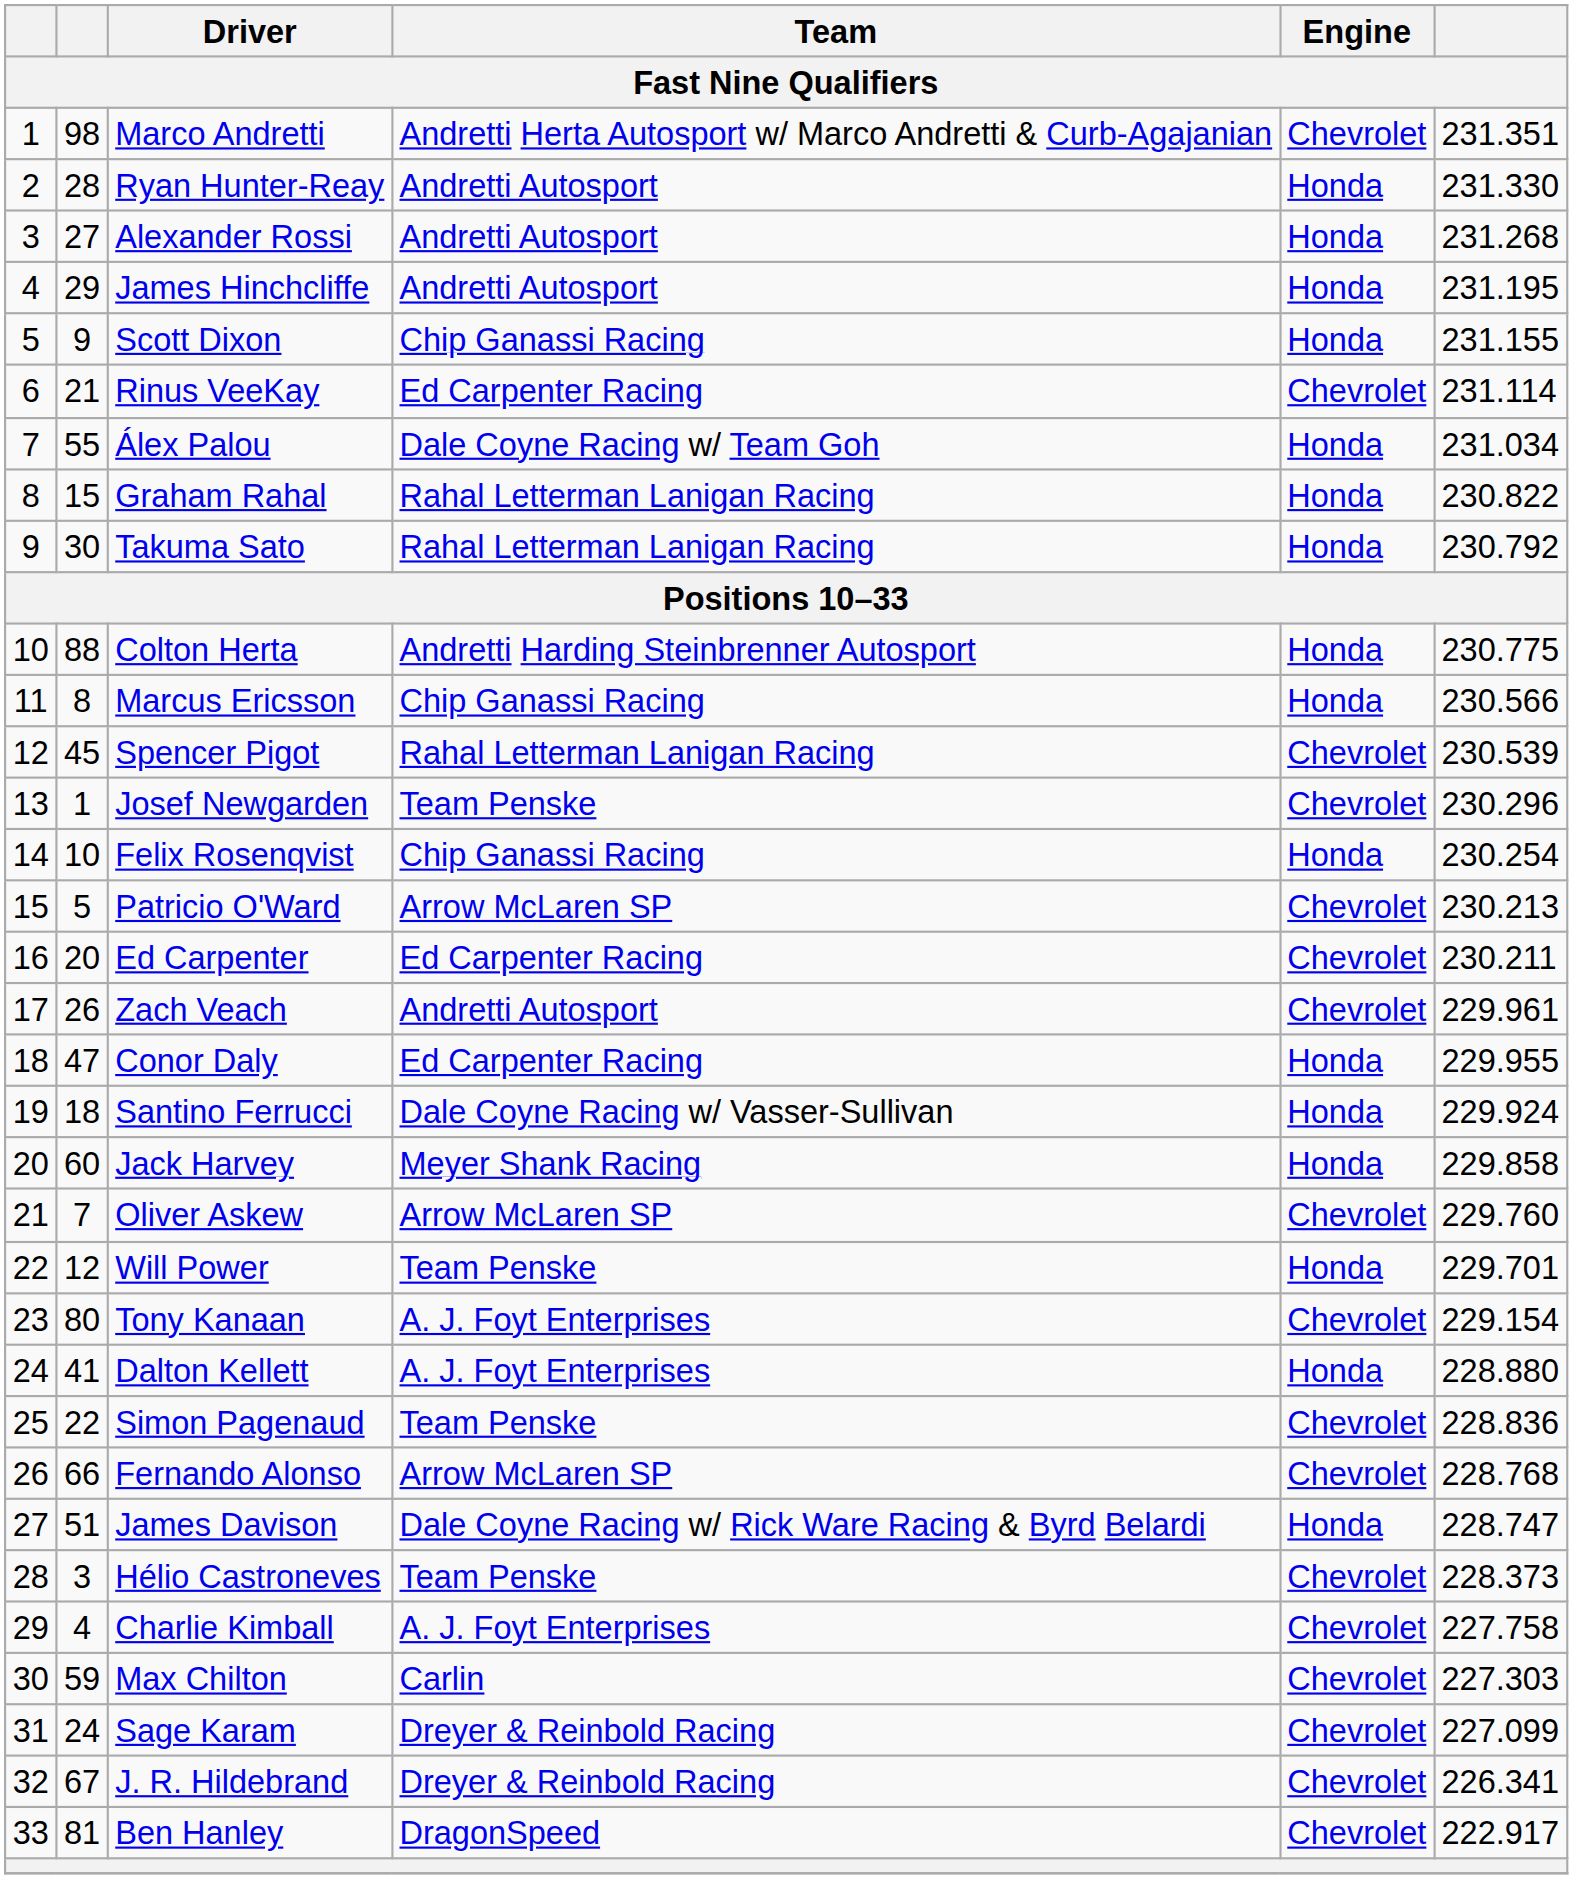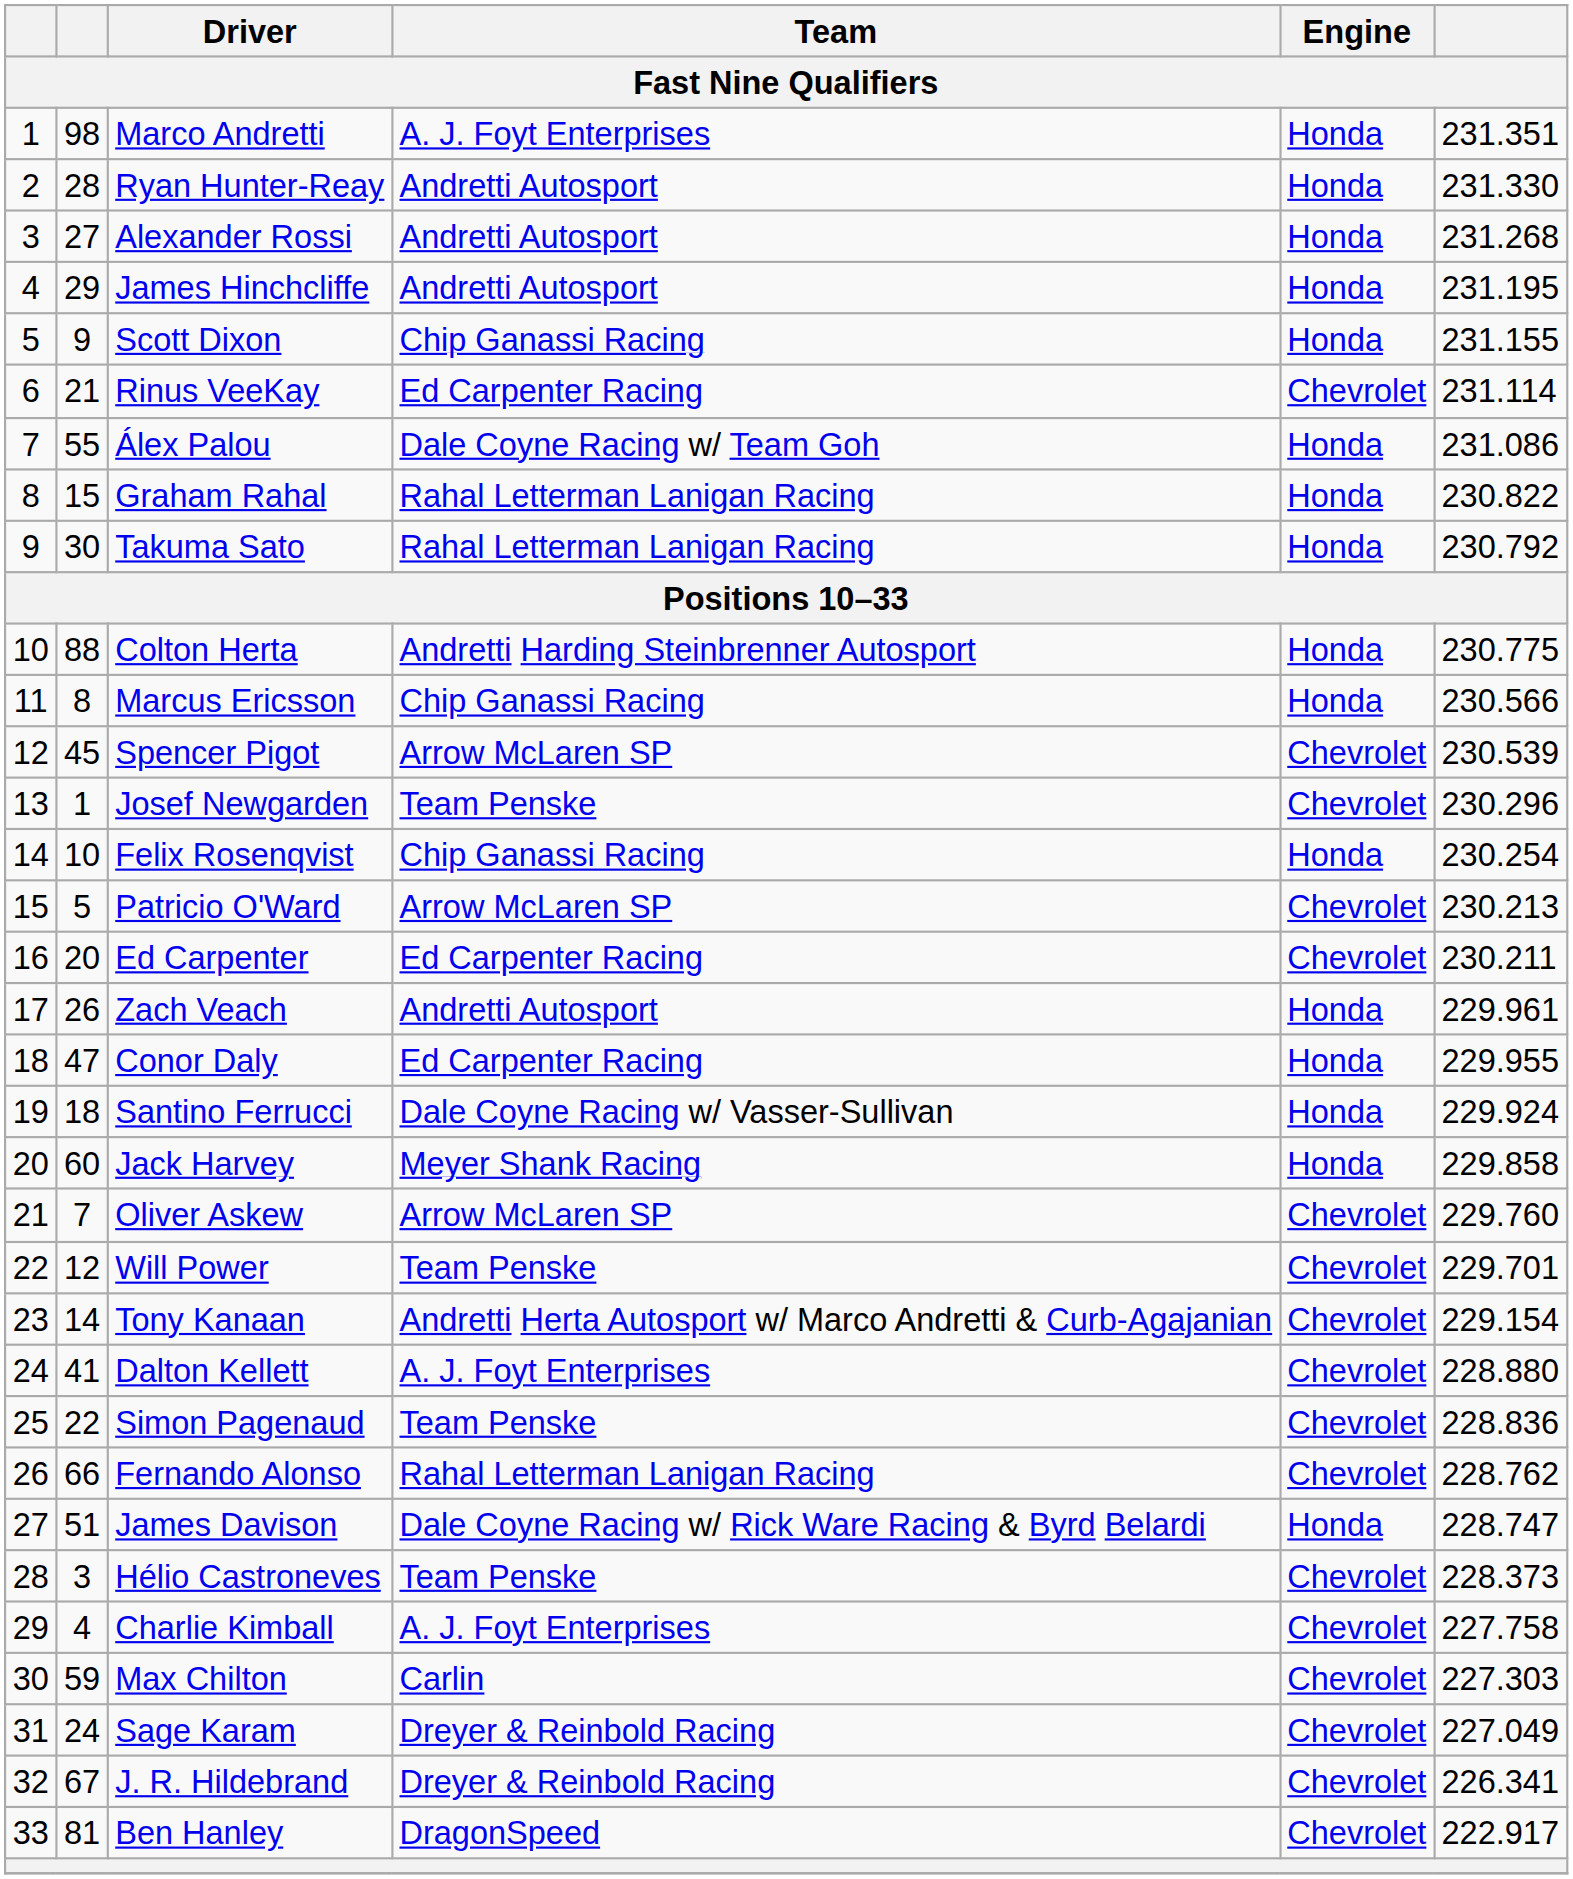(836, 134) Andretti Herta Autosport w/ Marco Andretti & Curb-Agajanian -> (555, 134) A. J. Foyt Enterprises
(1357, 134) Chevrolet -> (1335, 134) Honda
(1500, 443) 231.034 -> (1500, 443) 231.086
(637, 752) Rahal Letterman Lanigan Racing -> (536, 752) Arrow McLaren SP
(1357, 1009) Chevrolet -> (1335, 1009) Honda
(1335, 1267) Honda -> (1357, 1267) Chevrolet
(82, 1318) 80 -> (82, 1318) 14
(555, 1318) A. J. Foyt Enterprises -> (836, 1318) Andretti Herta Autosport w/ Marco Andretti & Curb-Agajanian
(1335, 1370) Honda -> (1357, 1370) Chevrolet
(536, 1473) Arrow McLaren SP -> (637, 1473) Rahal Letterman Lanigan Racing
(1500, 1473) 228.768 -> (1500, 1473) 228.762
(1500, 1730) 227.099 -> (1500, 1730) 227.049
